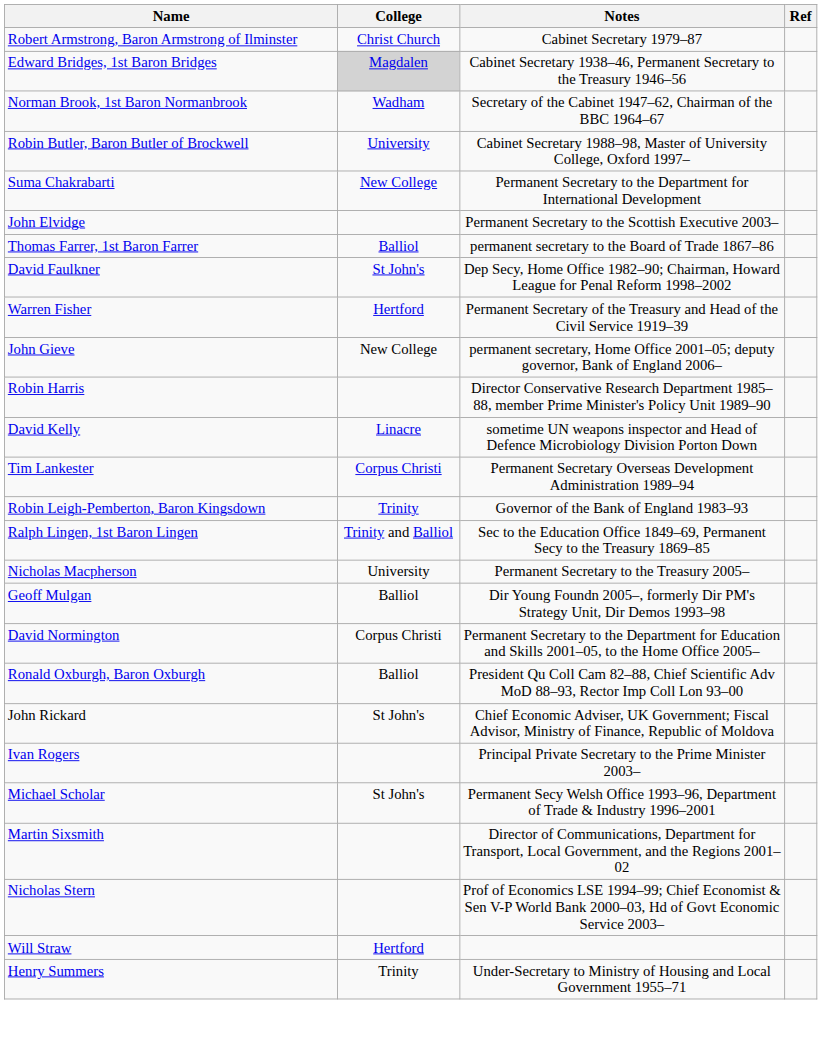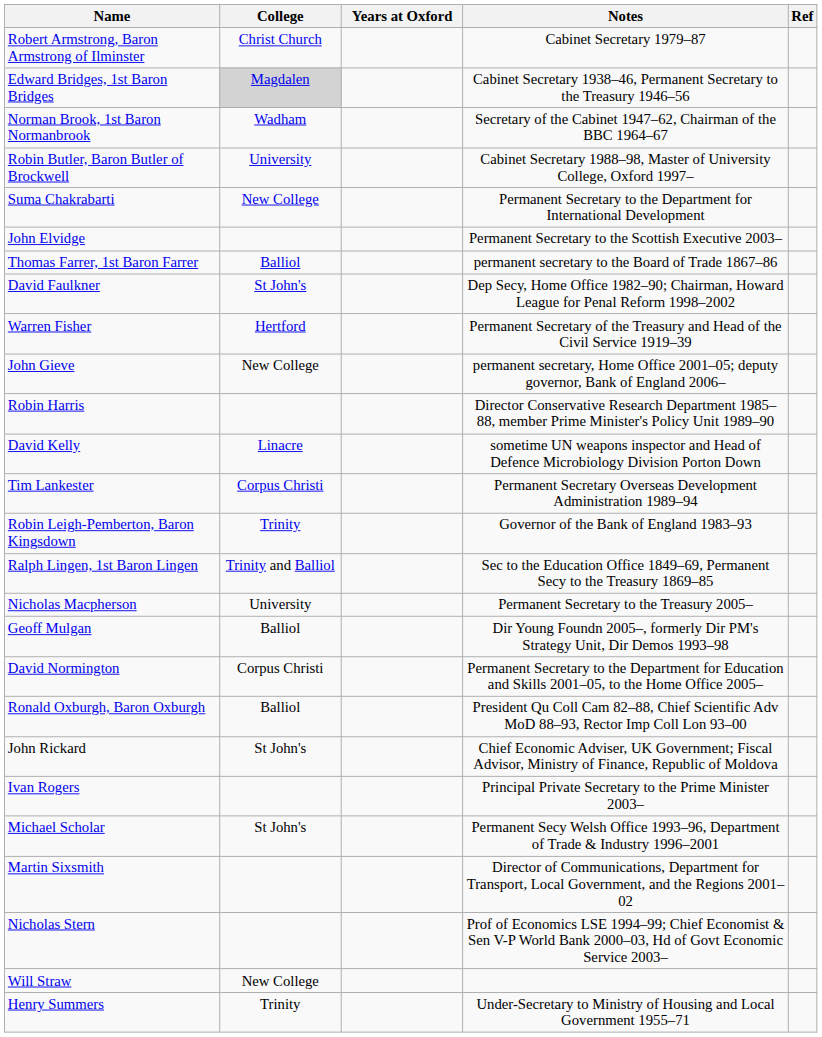+ column: (402, 16)
(399, 947) Hertford -> (280, 980) New College
